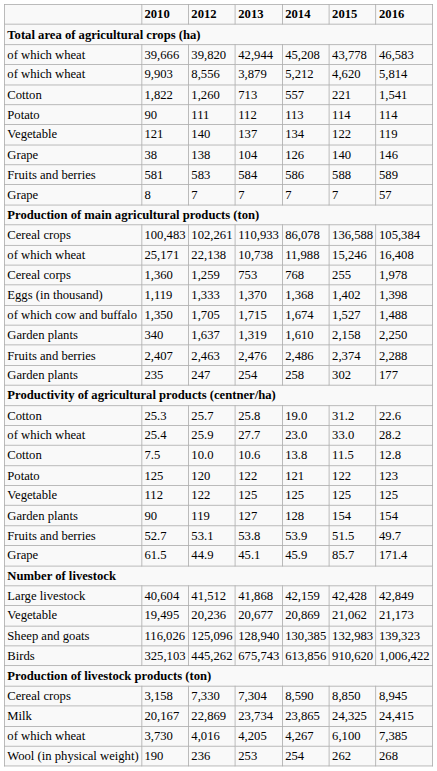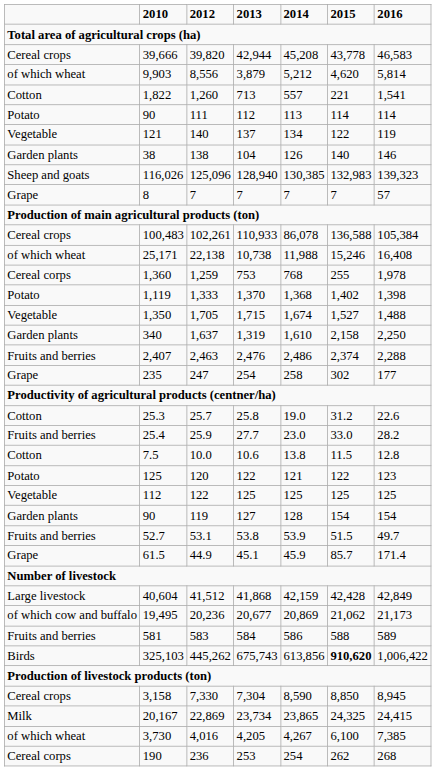(46, 54) of which wheat -> (39, 54) Cereal crops
(23, 154) Grape -> (43, 154) Garden plants
rows swapped: (201, 174) <-> (212, 635)
(55, 295) Eggs (in thousand) -> (23, 295) Potato
(72, 315) of which cow and buffalo -> (32, 315) Vegetable
(43, 375) Garden plants -> (23, 375) Grape
(46, 435) of which wheat -> (52, 435) Fruits and berries
(32, 615) Vegetable -> (72, 615) of which cow and buffalo
(353, 656) normal -> (351, 656) bold
(73, 756) Wool (in physical weight) -> (39, 756) Cereal corps
